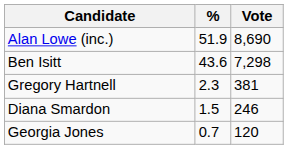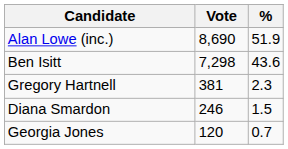columns swapped: (257, 16) <-> (213, 16)
